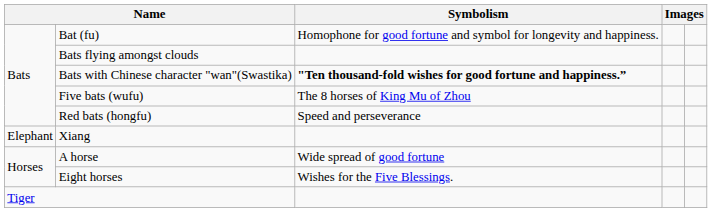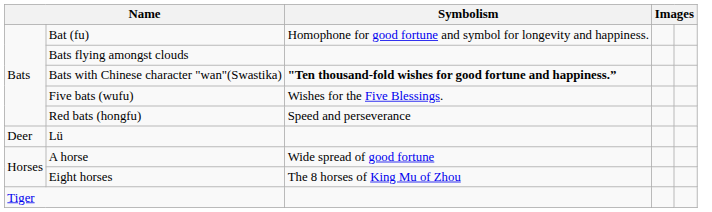(384, 95) The 8 horses of King Mu of Zhou -> (365, 95) Wishes for the Five Blessings.
+ row: (56, 136)
- row: (74, 136)
(375, 177) Wishes for the Five Blessings. -> (374, 177) The 8 horses of King Mu of Zhou
